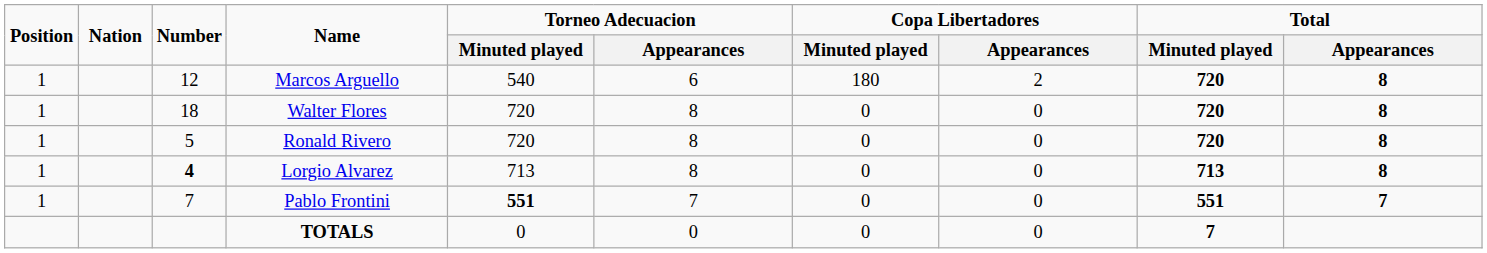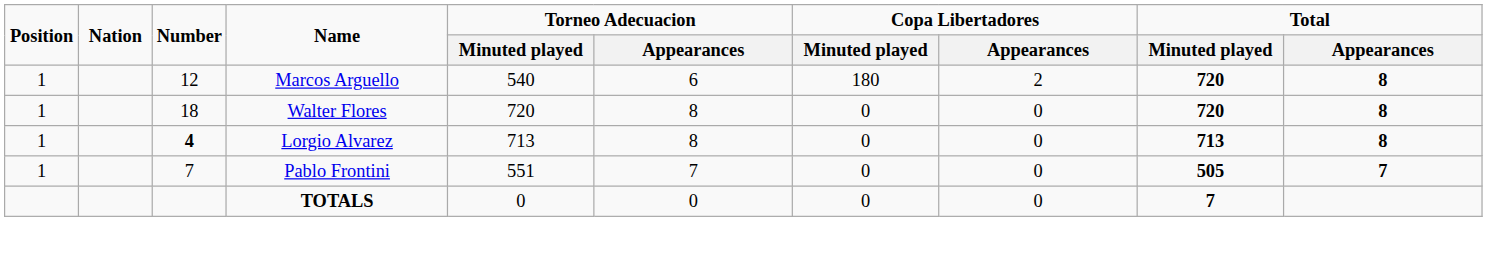- row: (337, 141)
(521, 201) bold -> (521, 171) normal
(1210, 201) 551 -> (1210, 171) 505
